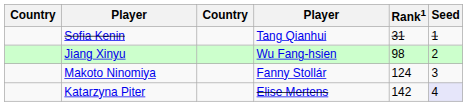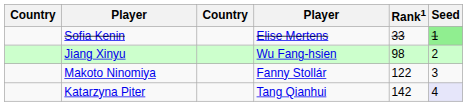(291, 35) Tang Qianhui -> (292, 35) Elise Mertens
(398, 35) 31 -> (398, 35) 33
(435, 35) no background -> (435, 35) lightgreen background
(401, 73) 124 -> (401, 73) 122
(292, 92) Elise Mertens -> (291, 92) Tang Qianhui
